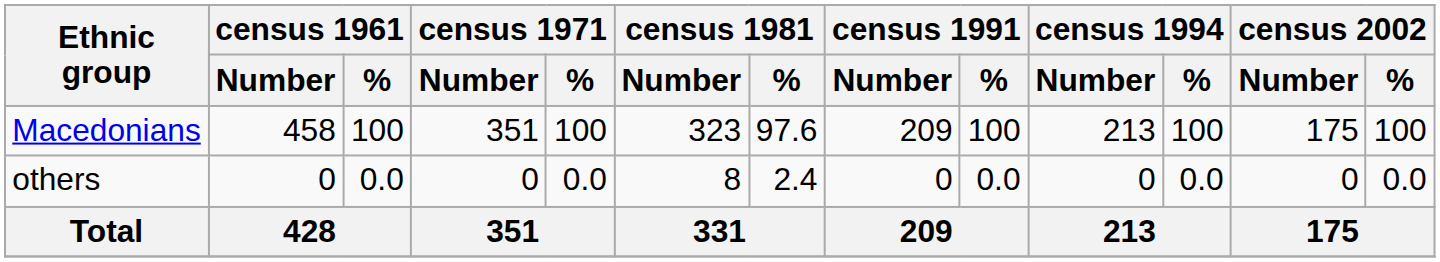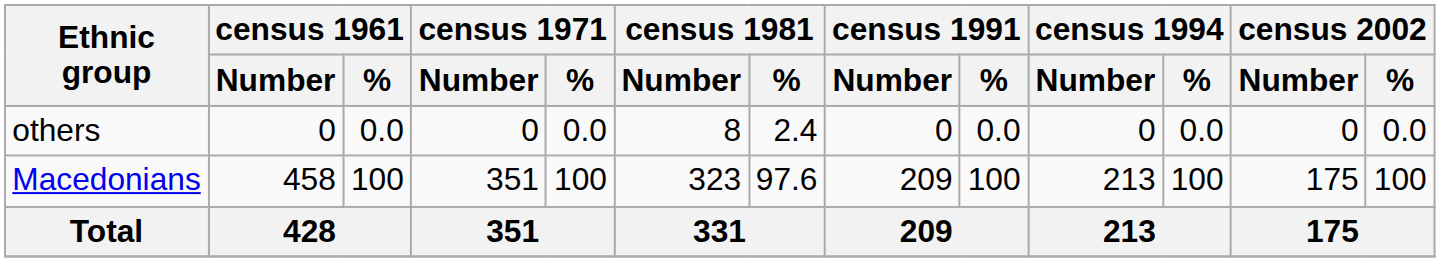rows swapped: (107, 130) <-> (56, 180)
